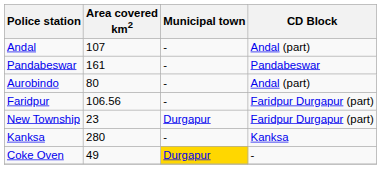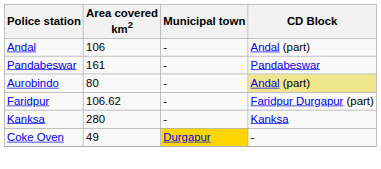(96, 47) 107 -> (96, 47) 106
(280, 83) no background -> (280, 83) khaki background
(103, 101) 106.56 -> (103, 101) 106.62
- row: (43, 119)
